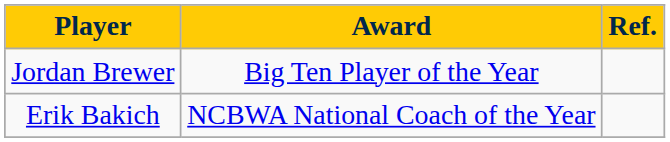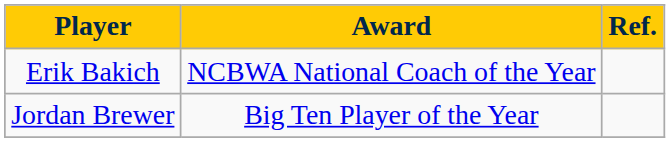rows swapped: (93, 70) <-> (93, 114)
